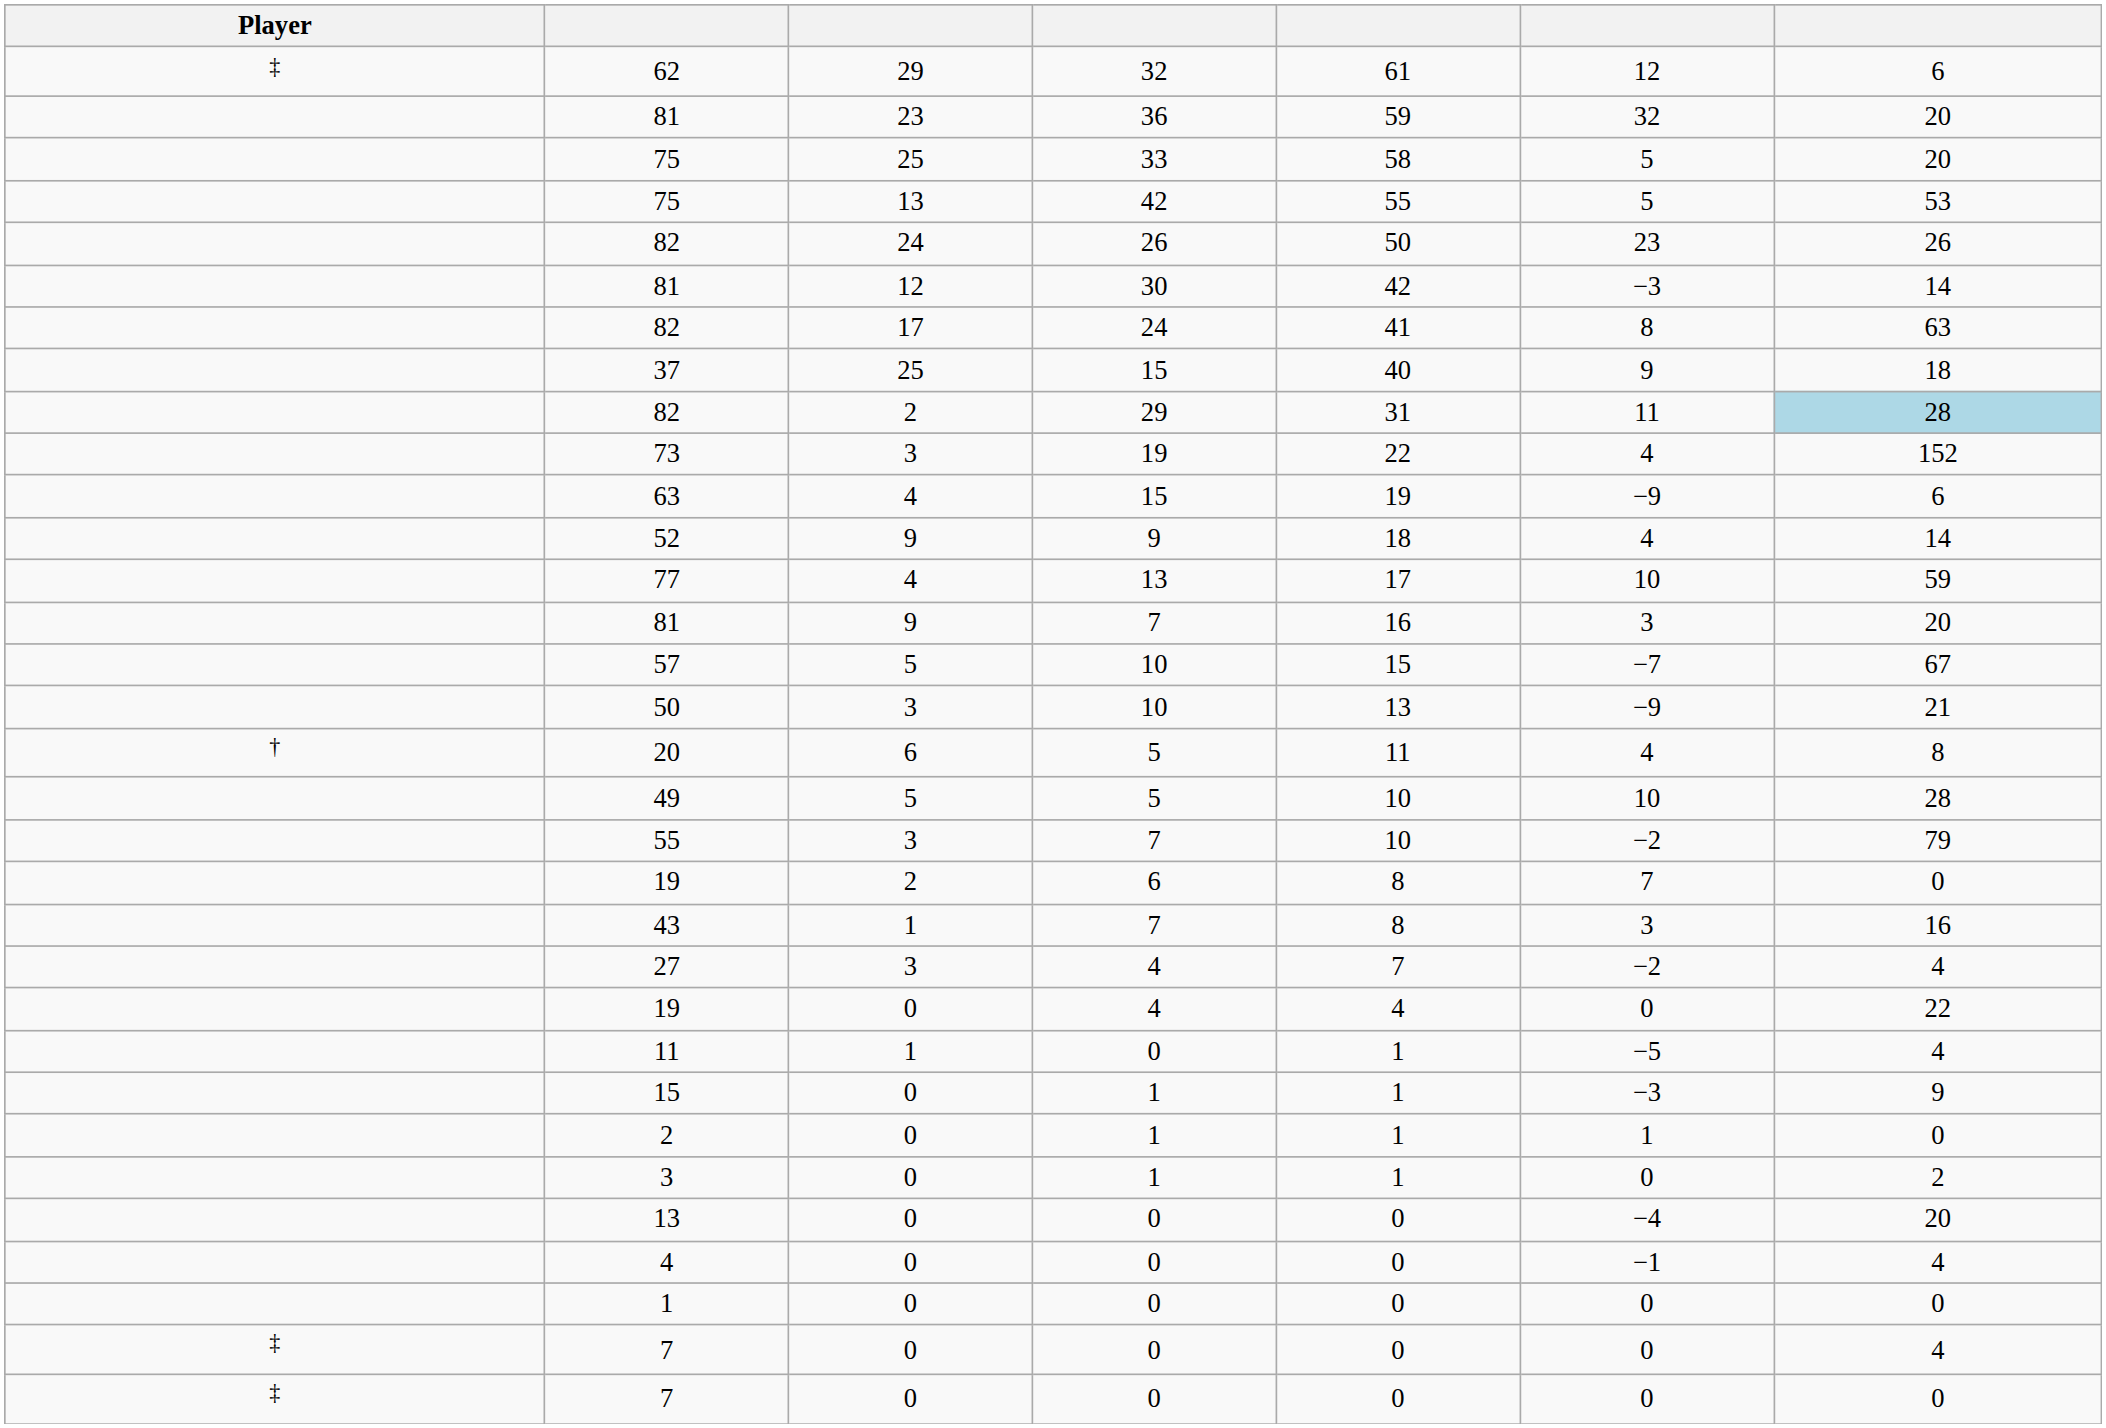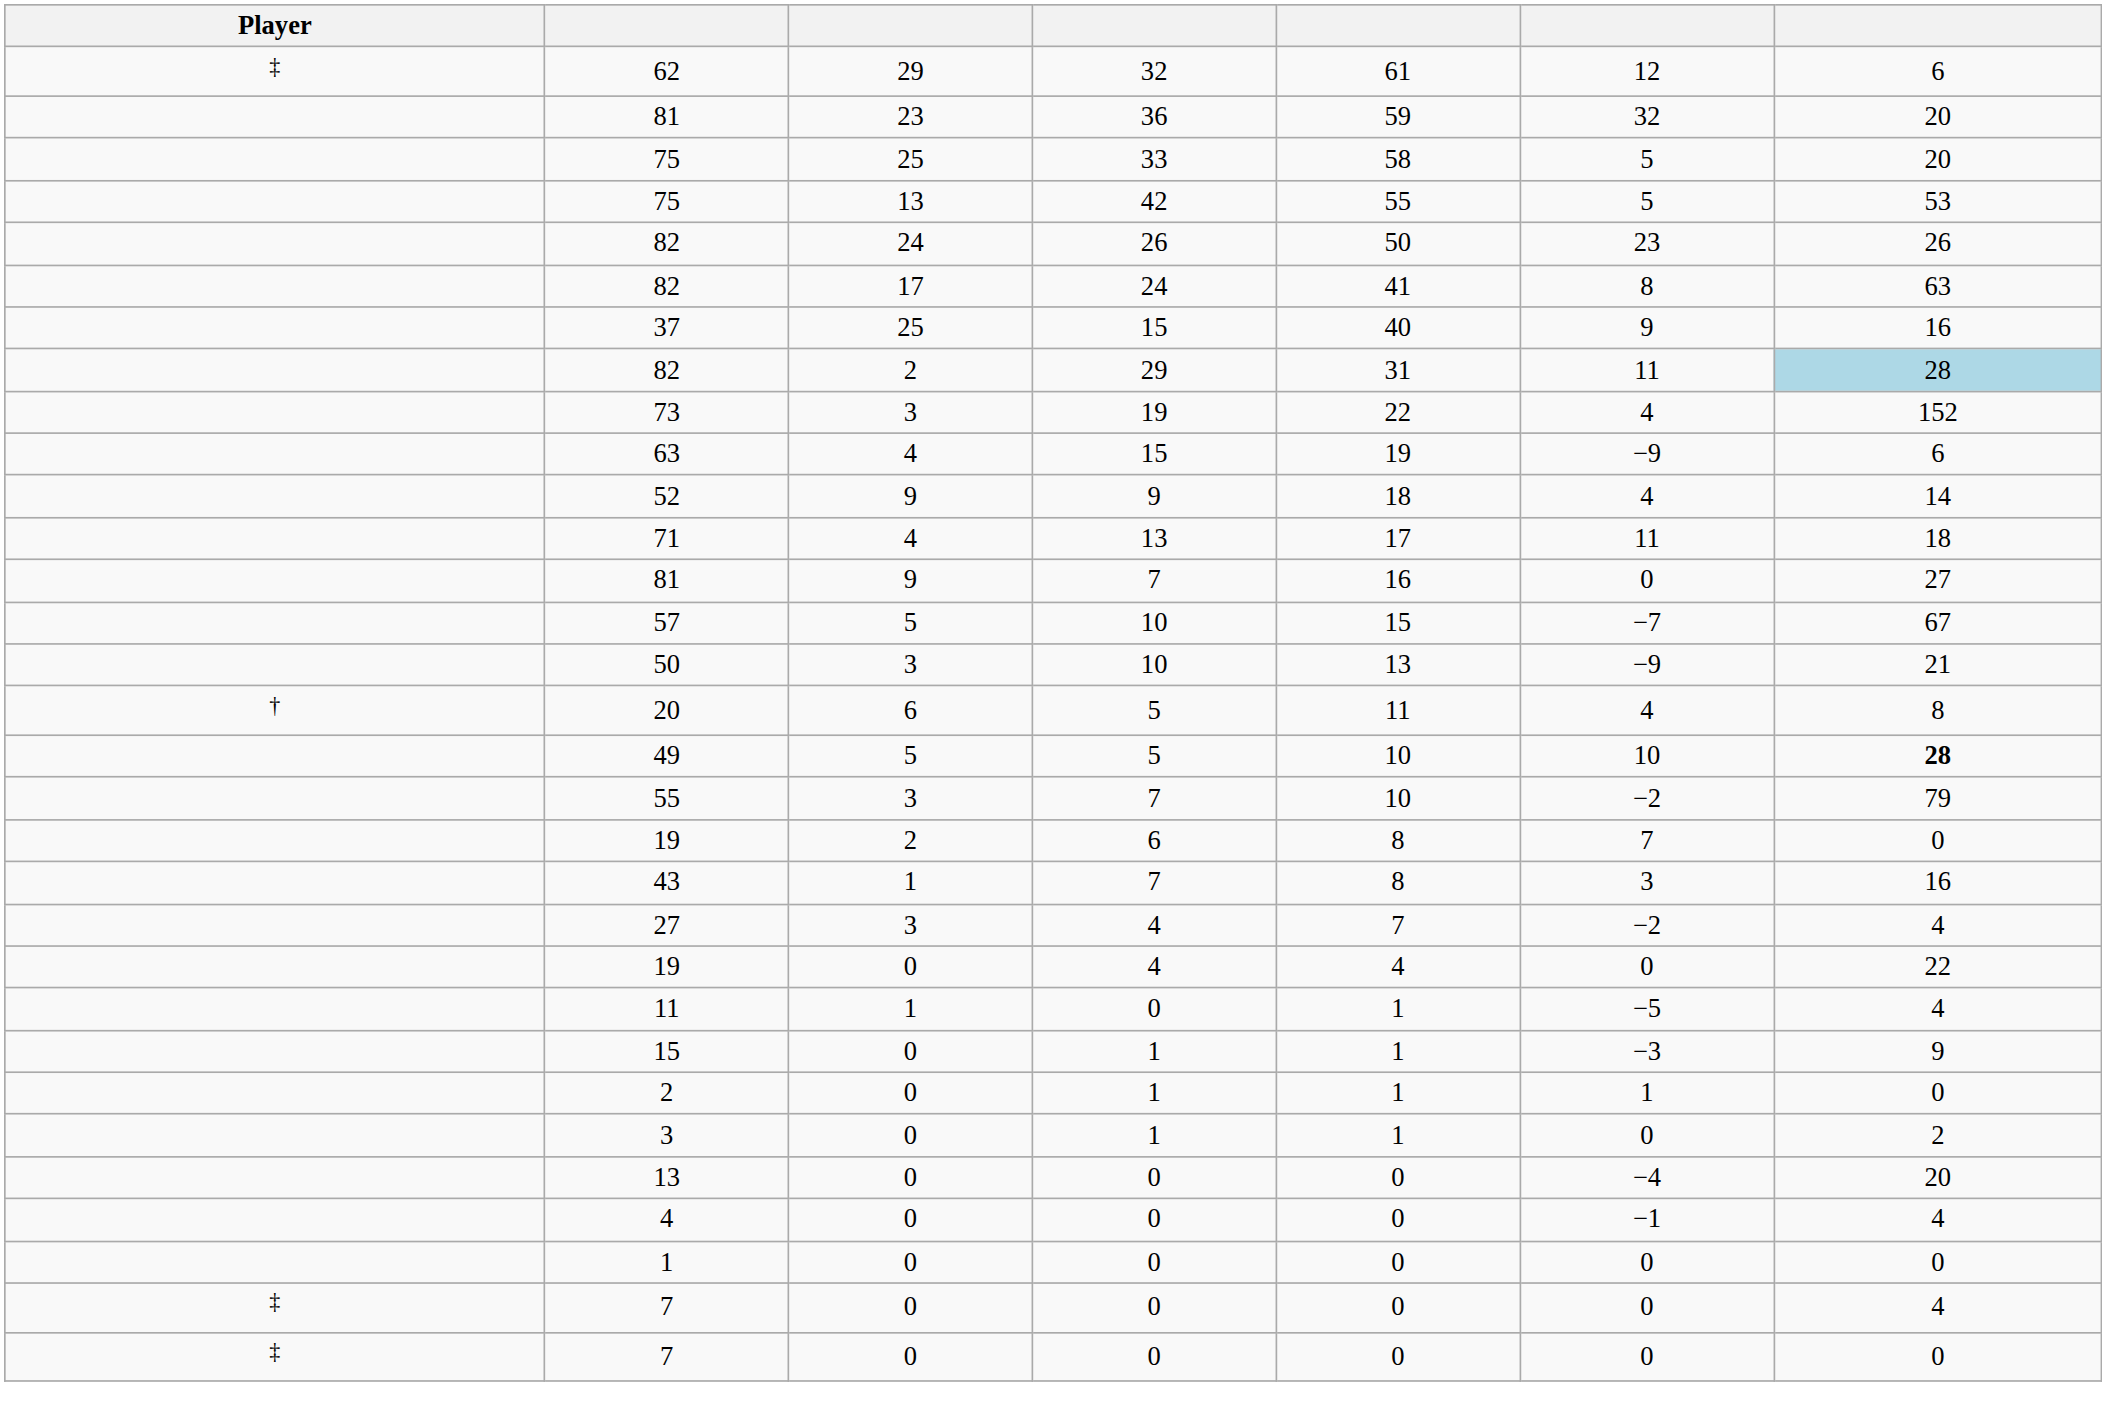- row: (667, 285)
(1938, 369) 18 -> (1938, 327) 16
+ row: (667, 538)
- row: (667, 580)
(1647, 622) 3 -> (1647, 580) 0
(1938, 622) 20 -> (1938, 580) 27
(1938, 798) normal -> (1938, 756) bold
